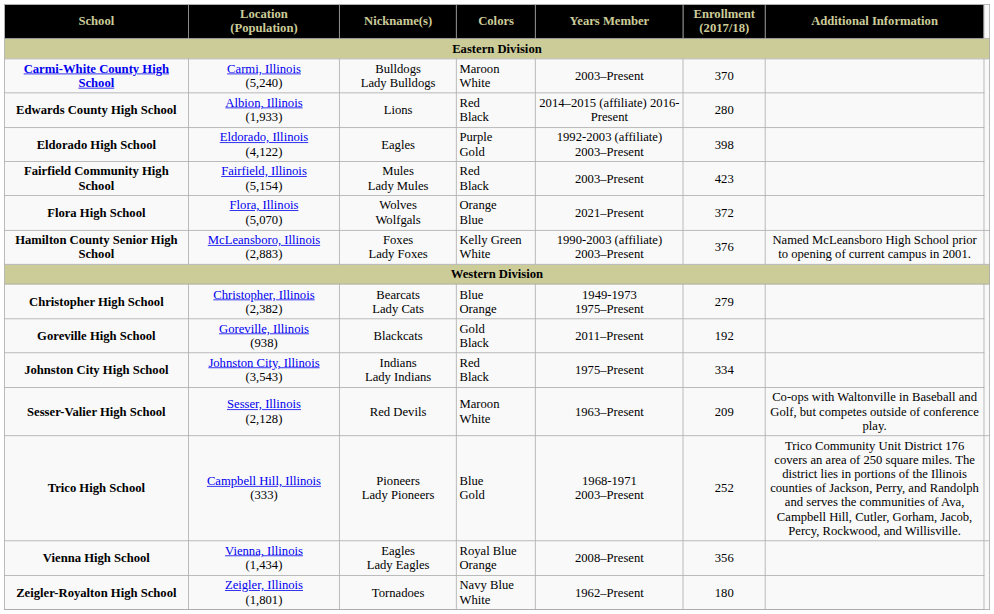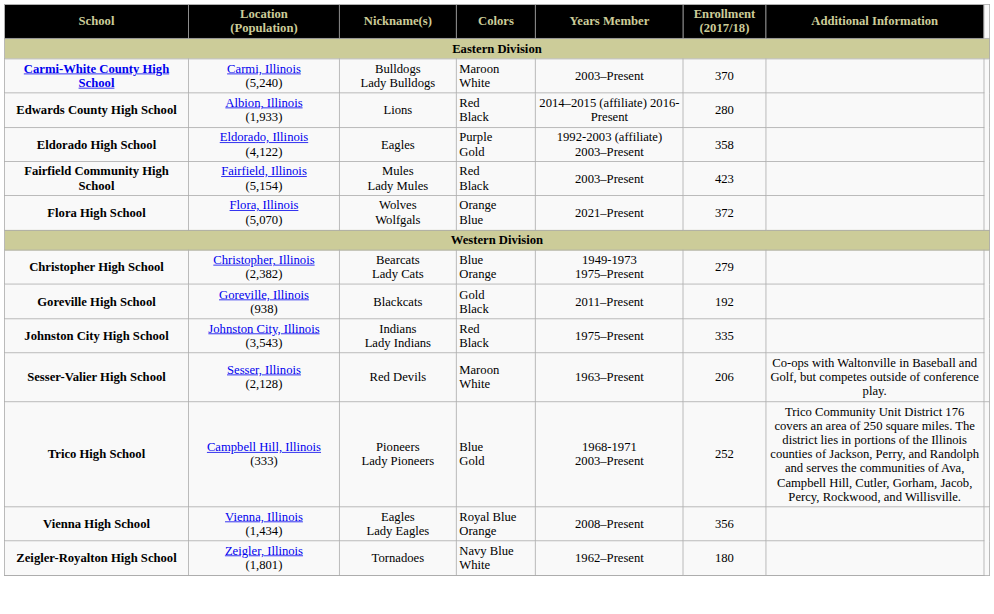(724, 144) 398 -> (724, 144) 358
- row: (96, 247)
(724, 370) 334 -> (724, 335) 335
(724, 411) 209 -> (724, 377) 206
